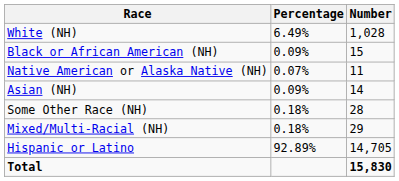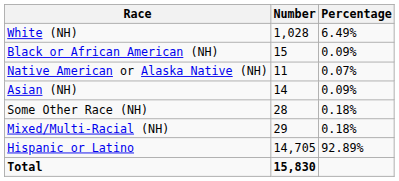columns swapped: (371, 14) <-> (309, 14)
